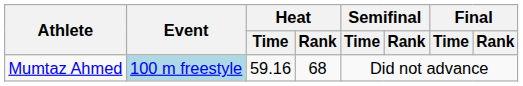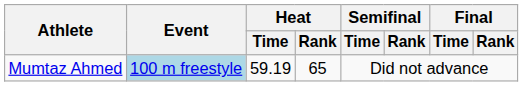(270, 68) 59.16 -> (270, 68) 59.19
(318, 68) 68 -> (318, 68) 65
